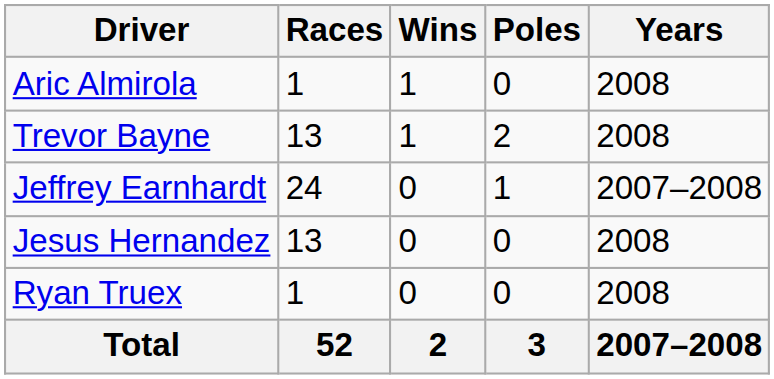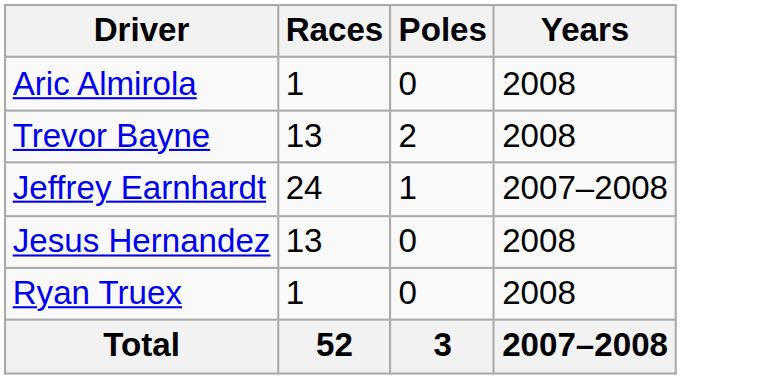- column: (438, 30)
